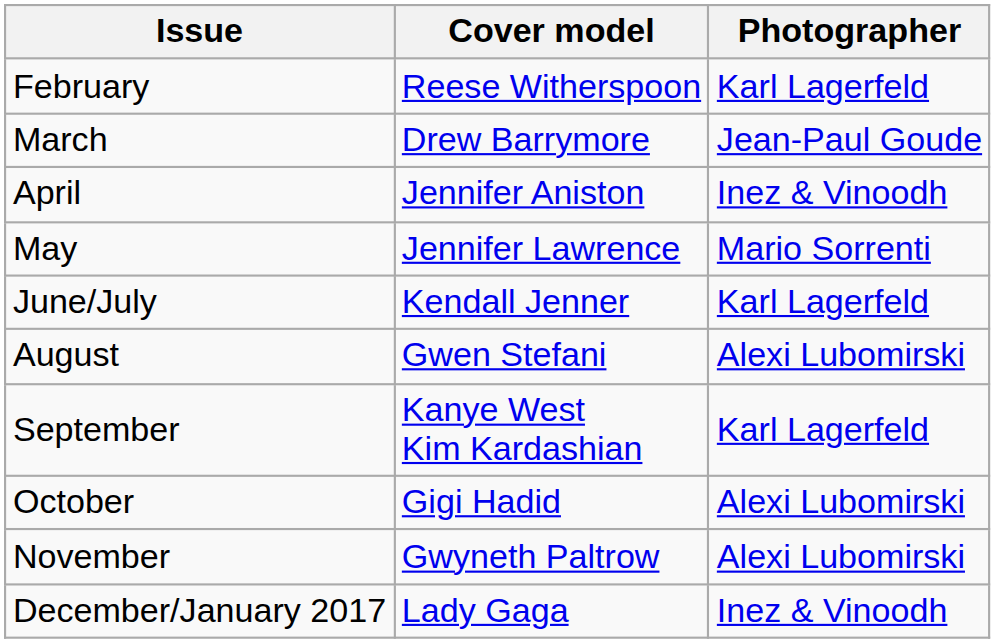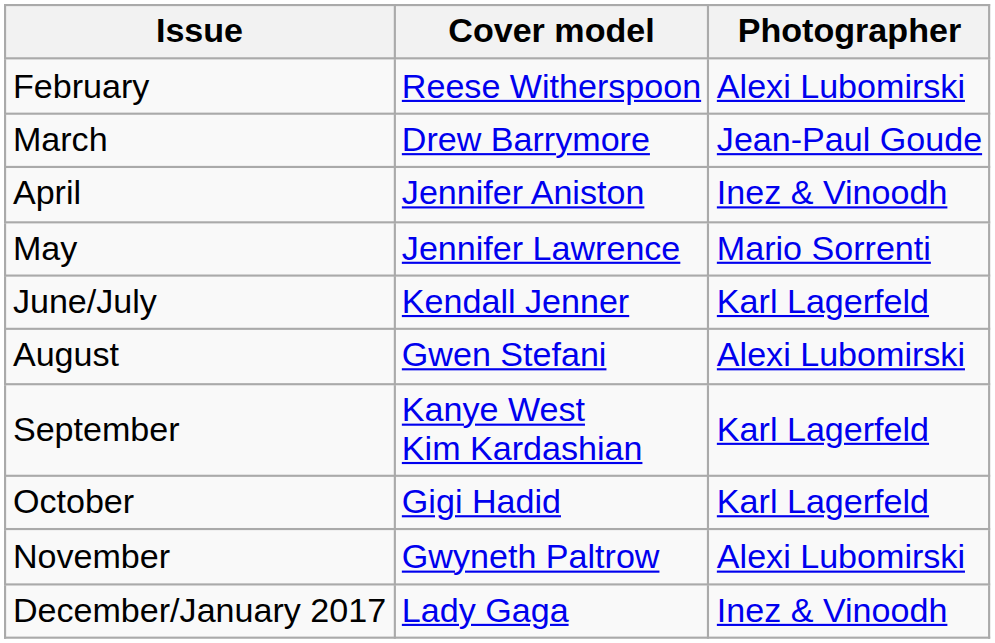(823, 85) Karl Lagerfeld -> (841, 85) Alexi Lubomirski
(841, 502) Alexi Lubomirski -> (823, 502) Karl Lagerfeld
